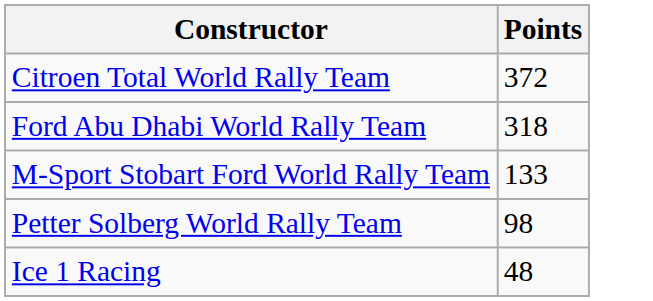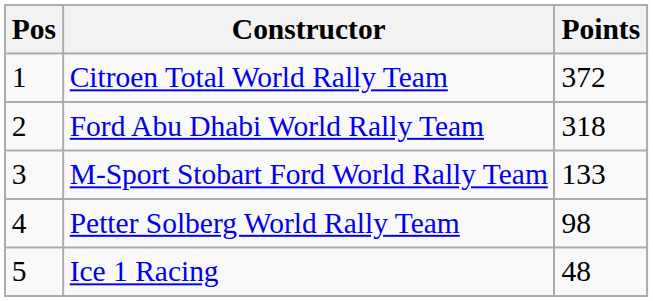+ column: (34, 28)
